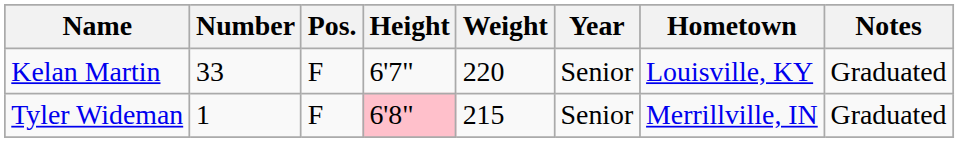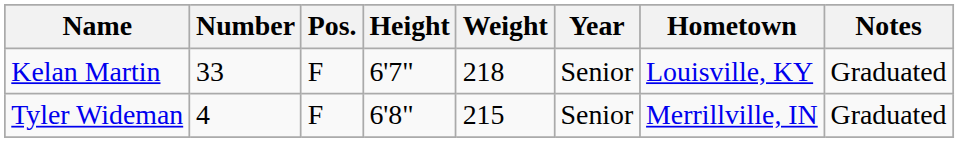(484, 70) 220 -> (484, 70) 218
(203, 114) 1 -> (203, 114) 4
(392, 114) pink background -> (392, 114) no background
